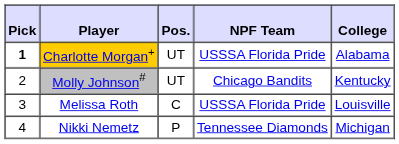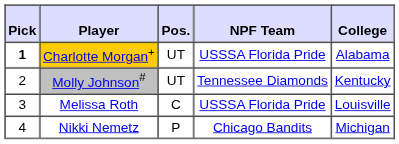(262, 80) Chicago Bandits -> (262, 80) Tennessee Diamonds
(262, 127) Tennessee Diamonds -> (262, 127) Chicago Bandits
